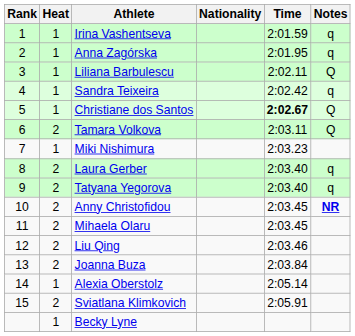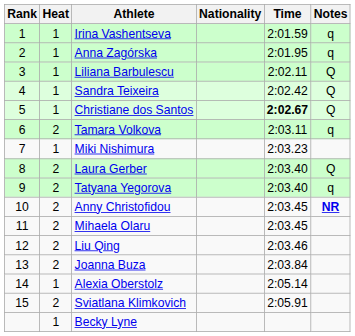(331, 91) q -> (331, 91) Q
(331, 130) Q -> (331, 130) q
(331, 168) q -> (331, 168) Q
